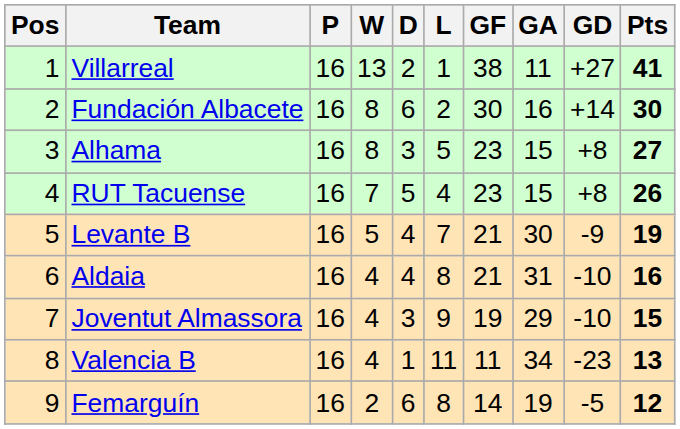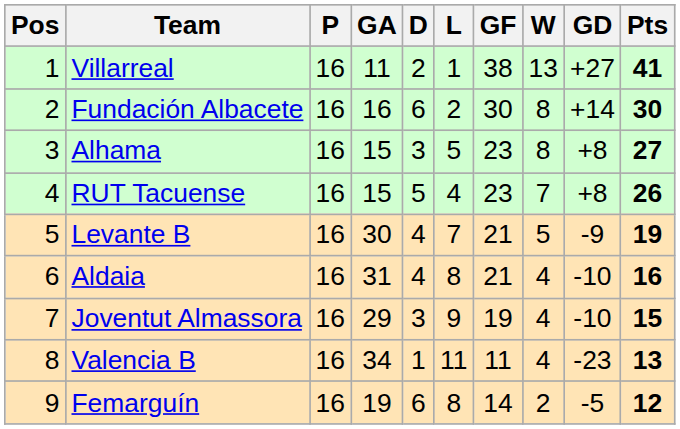columns swapped: (372, 25) <-> (538, 25)
